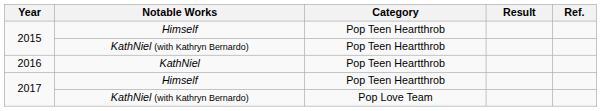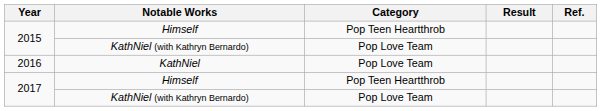(396, 47) Pop Teen Heartthrob -> (396, 47) Pop Love Team
(396, 64) Pop Teen Heartthrob -> (396, 64) Pop Love Team
